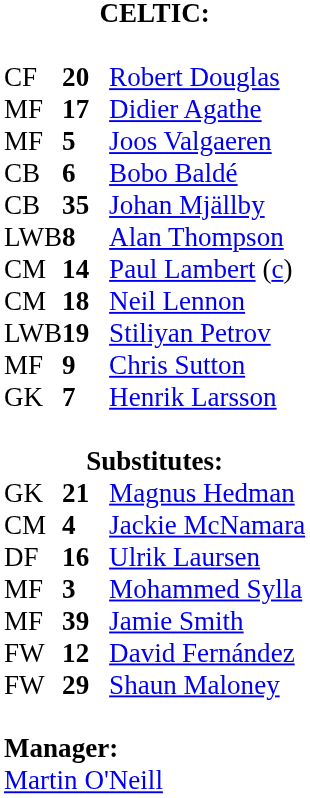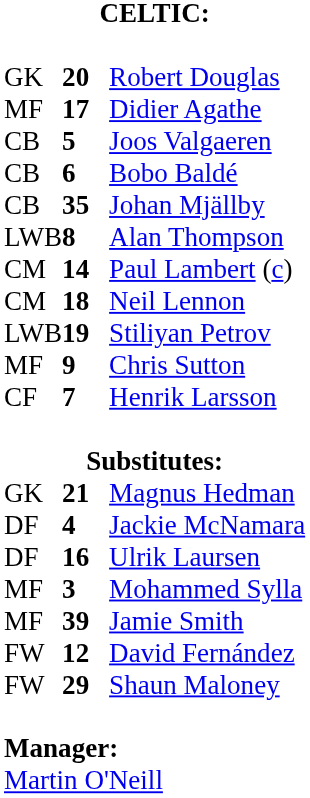(21, 77) CF -> (24, 77) GK
(24, 141) MF -> (22, 141) CB
(24, 397) GK -> (21, 397) CF
(25, 524) CM -> (21, 524) DF
